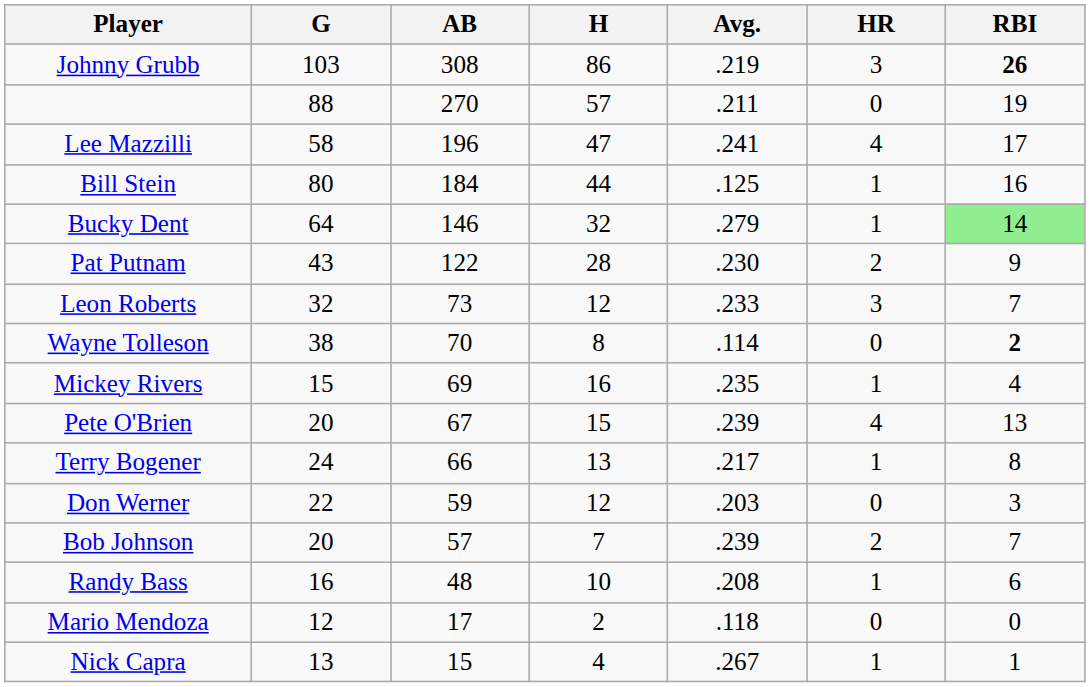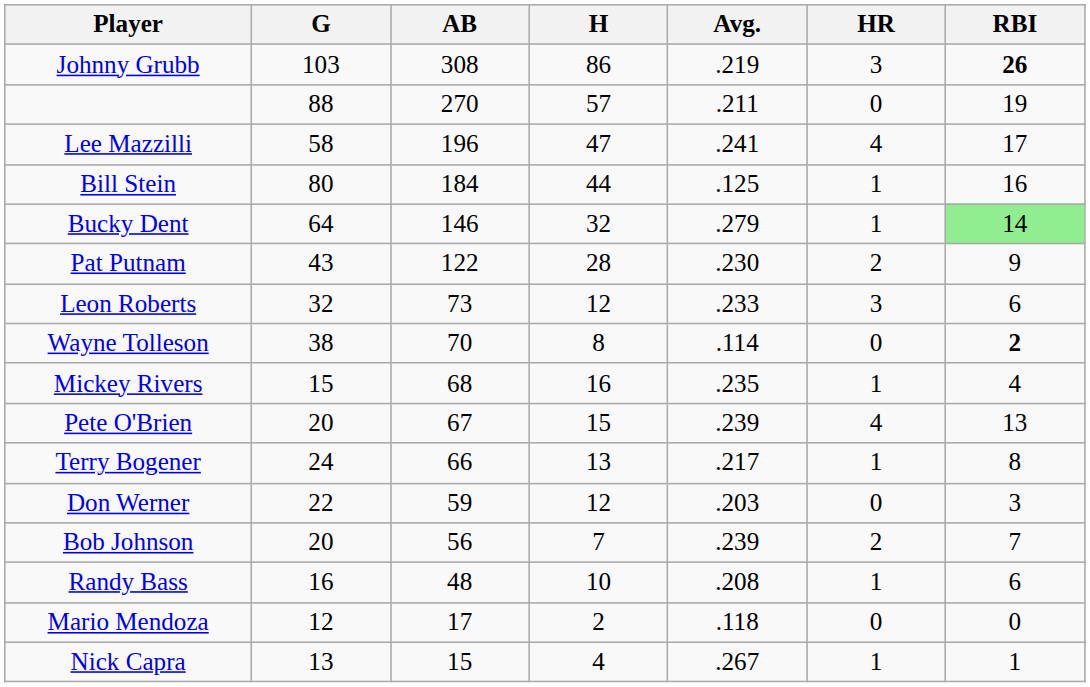(1015, 303) 7 -> (1015, 303) 6
(460, 382) 69 -> (460, 382) 68
(460, 542) 57 -> (460, 542) 56
